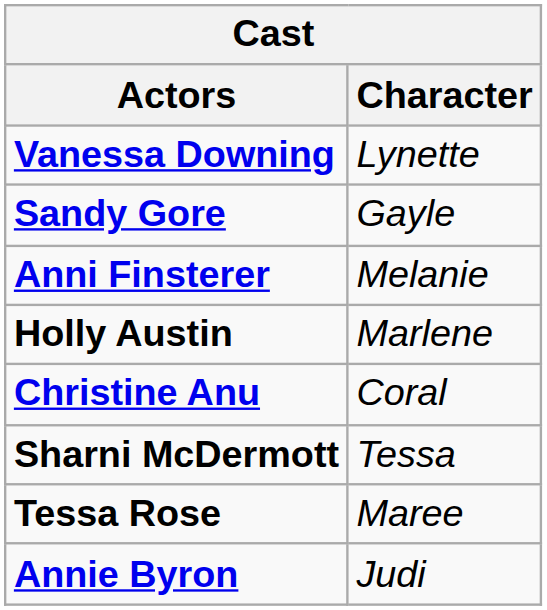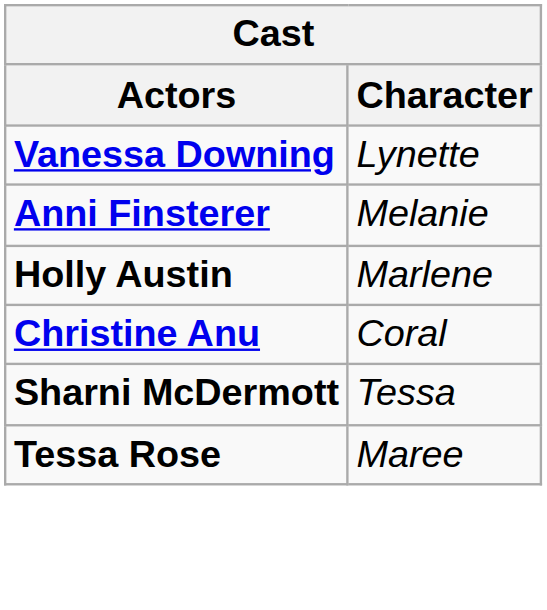- row: (120, 214)
- row: (126, 573)
